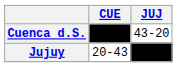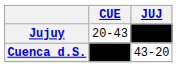rows swapped: (47, 34) <-> (47, 52)
